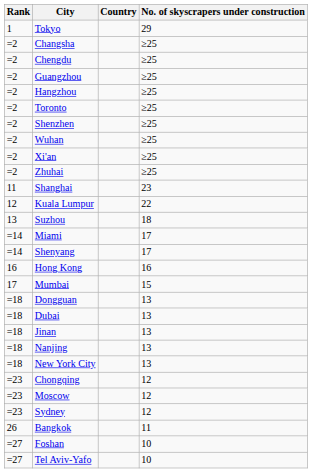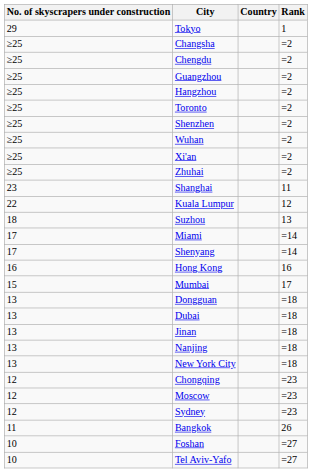columns swapped: (18, 12) <-> (223, 12)
